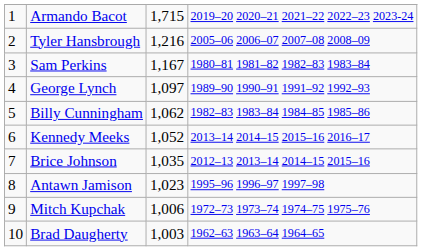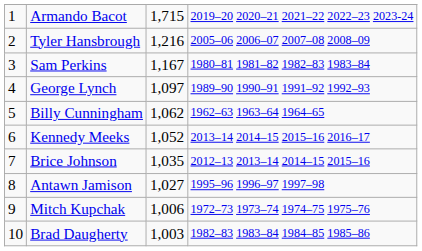(280, 112) 1982–83 1983–84 1984–85 1985–86 -> (257, 112) 1962–63 1963–64 1964–65
(167, 185) 1,023 -> (167, 185) 1,027
(257, 233) 1962–63 1963–64 1964–65 -> (280, 233) 1982–83 1983–84 1984–85 1985–86
